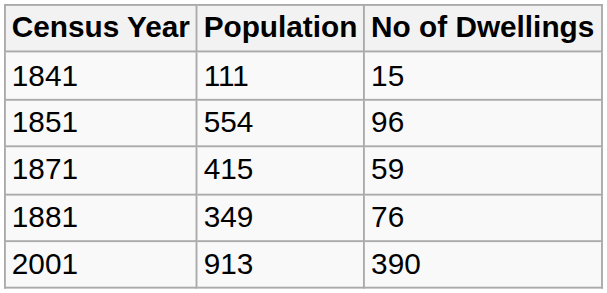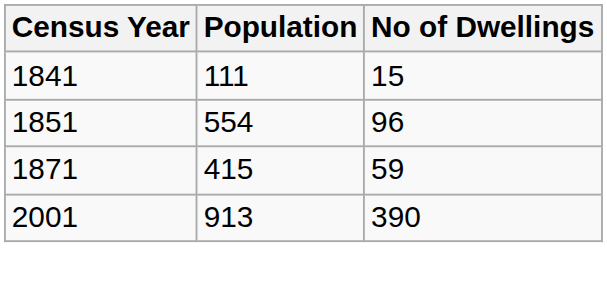- row: (45, 216)
